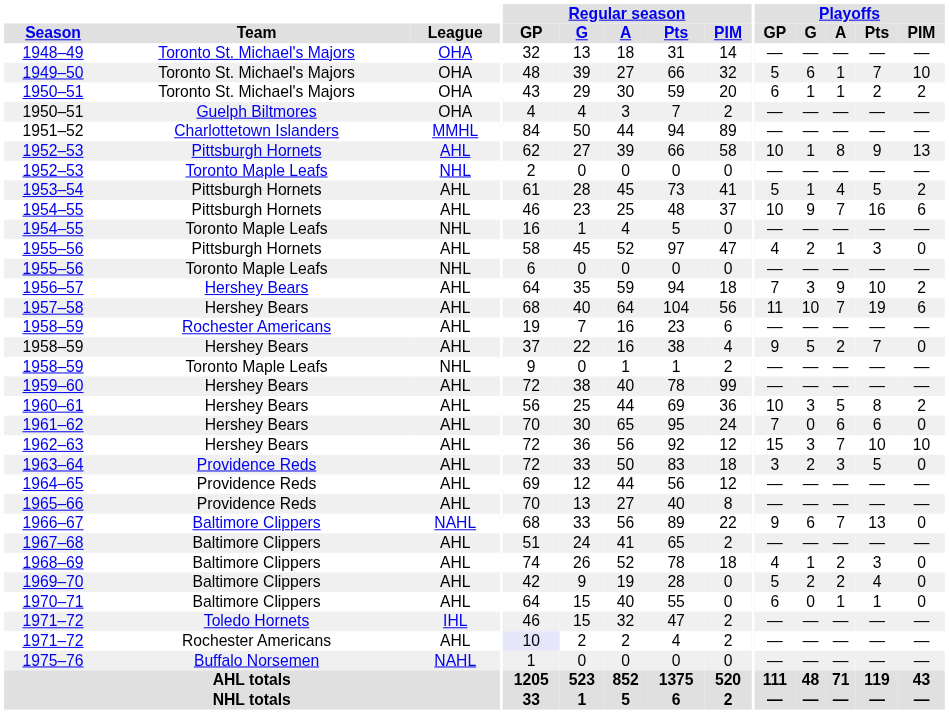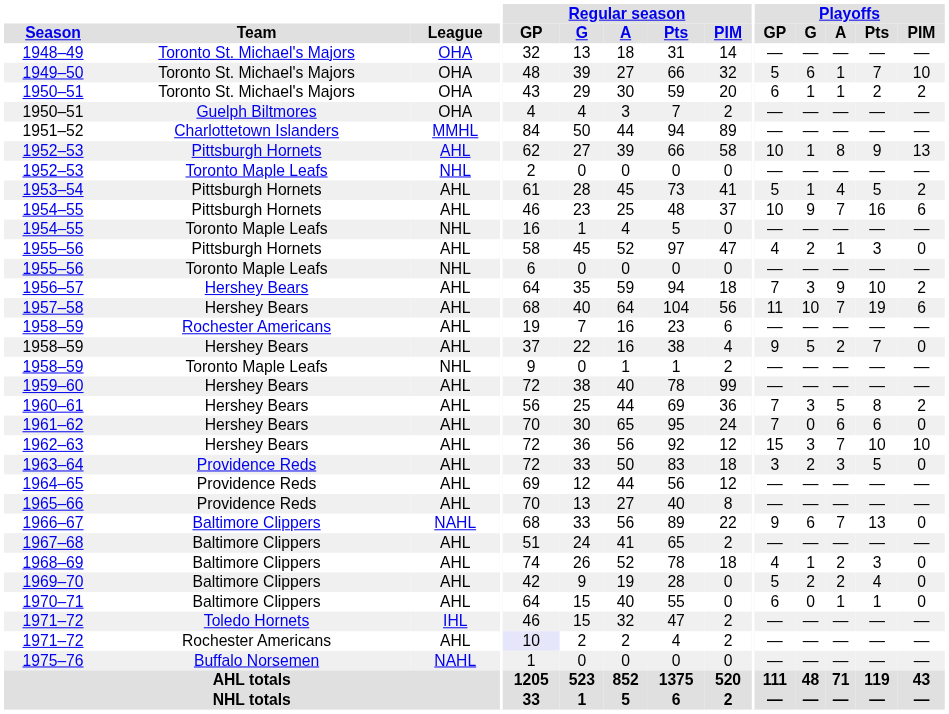(775, 405) 10 -> (775, 405) 7
